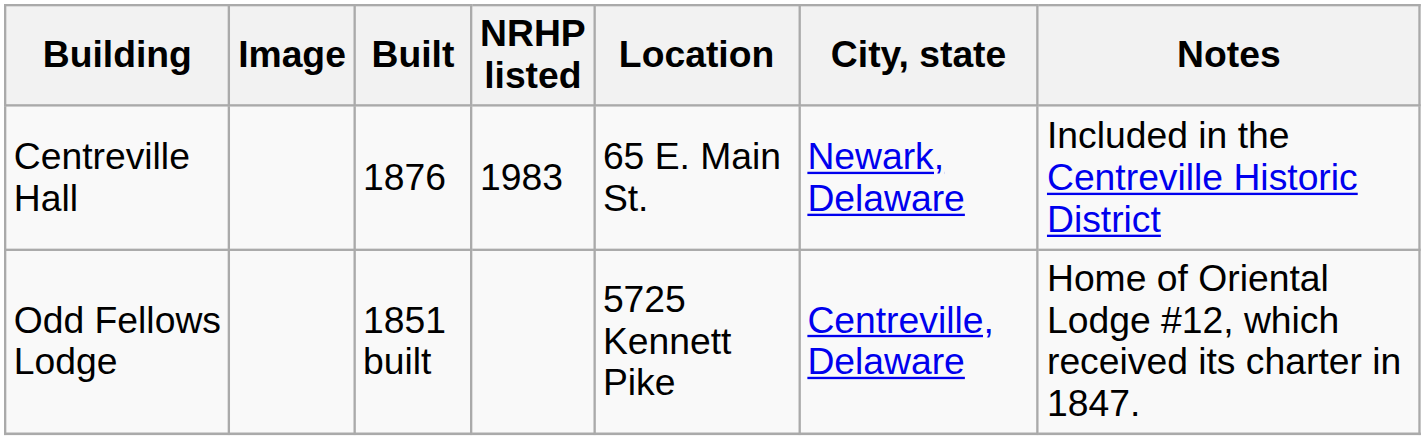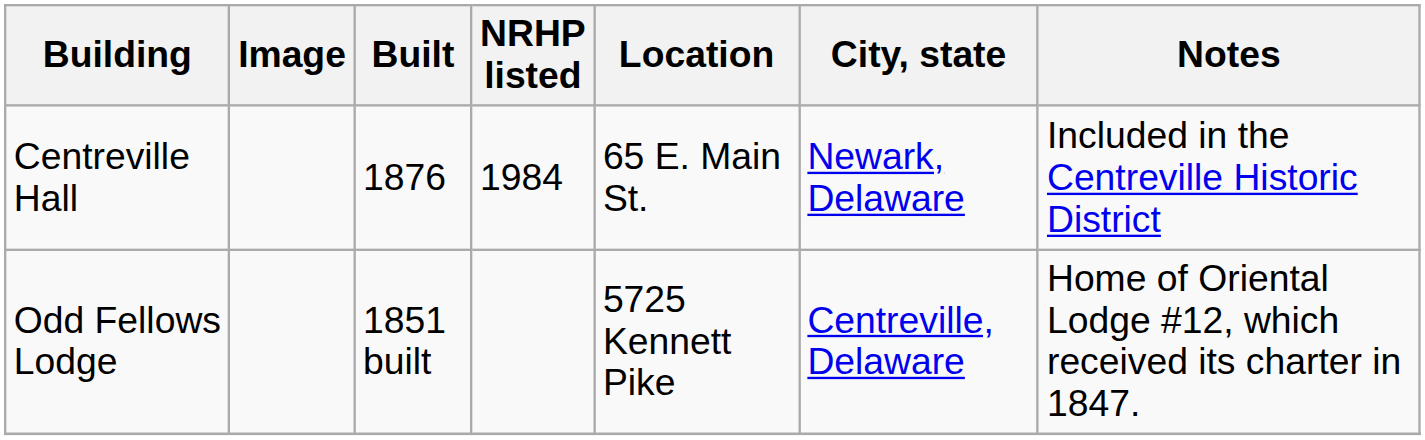(522, 177) 1983 -> (522, 177) 1984
